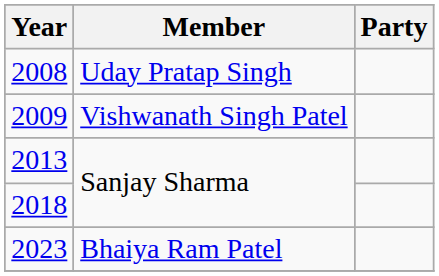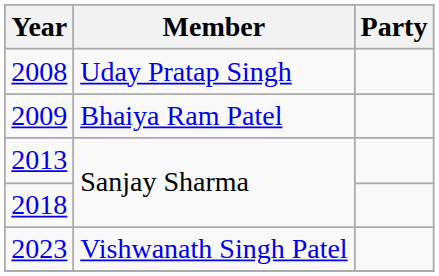(214, 115) Vishwanath Singh Patel -> (181, 115) Bhaiya Ram Patel
(181, 248) Bhaiya Ram Patel -> (214, 248) Vishwanath Singh Patel
